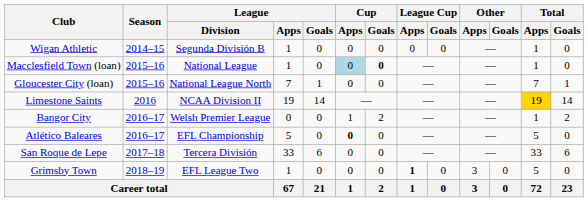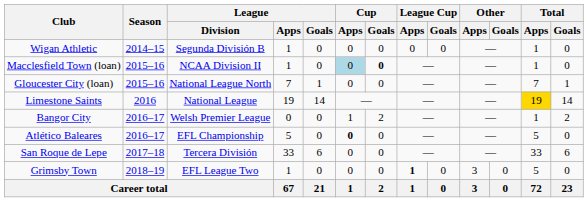(220, 65) National League -> (220, 65) NCAA Division II
(220, 100) NCAA Division II -> (220, 100) National League
